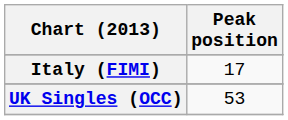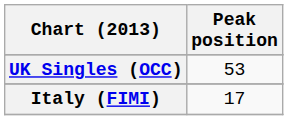rows swapped: (96, 70) <-> (96, 99)
